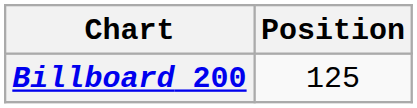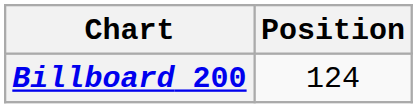(333, 79) 125 -> (333, 79) 124
